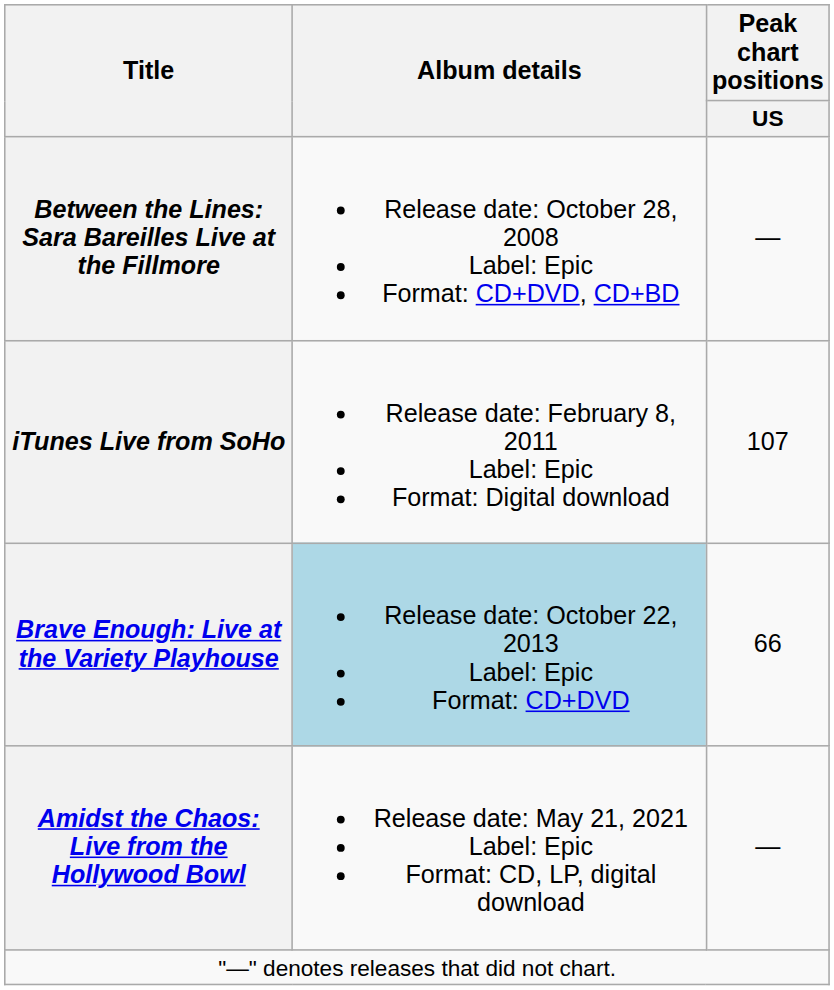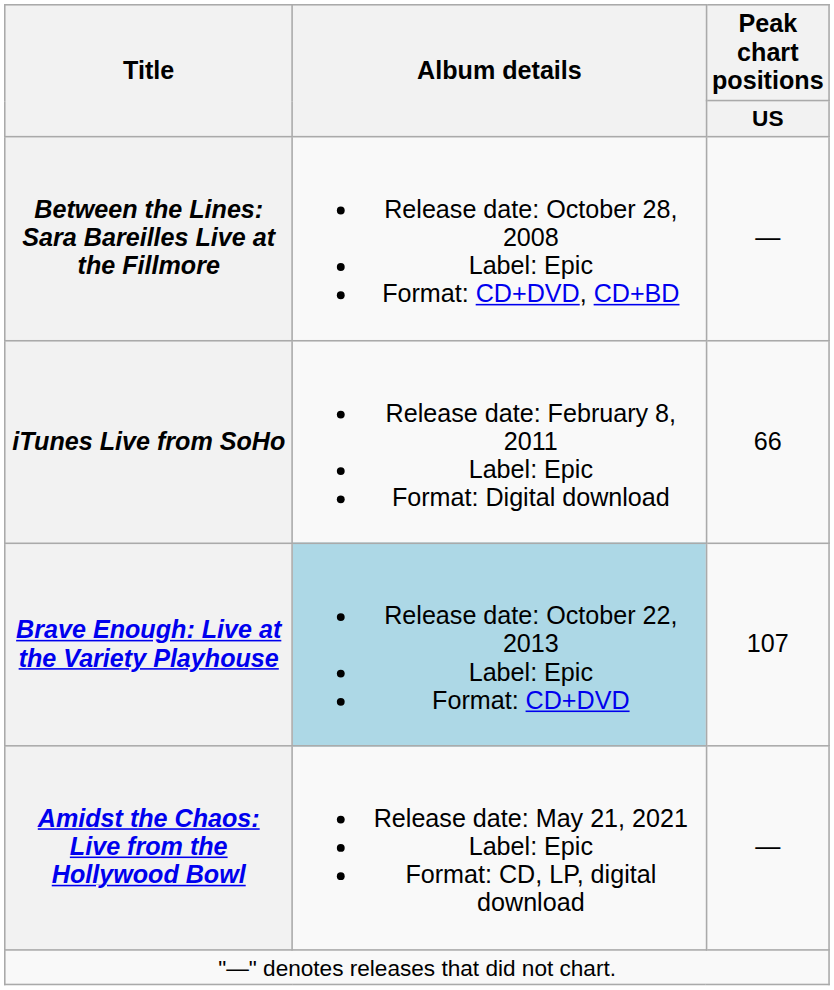(768, 441) 107 -> (768, 441) 66
(768, 644) 66 -> (768, 644) 107
